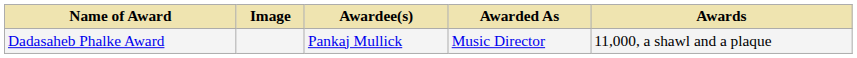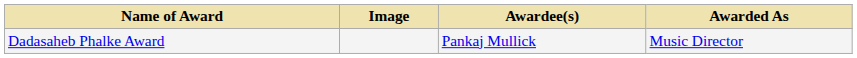- column: (721, 16)
